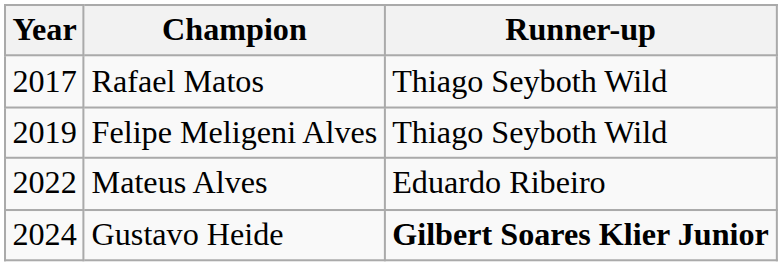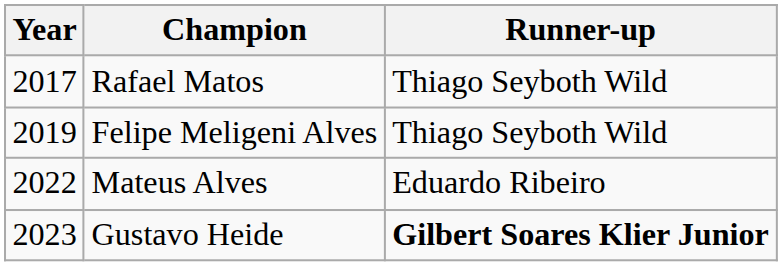(45, 234) 2024 -> (45, 234) 2023
